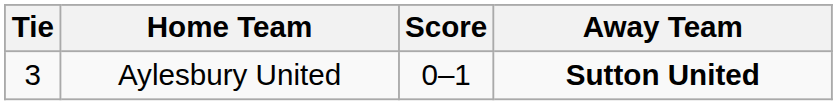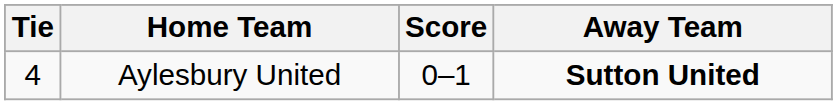(33, 74) 3 -> (33, 74) 4
